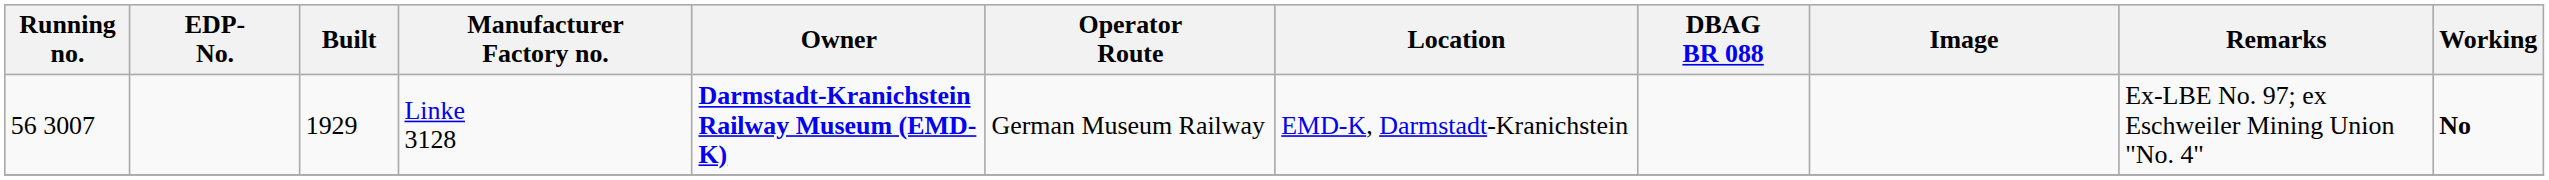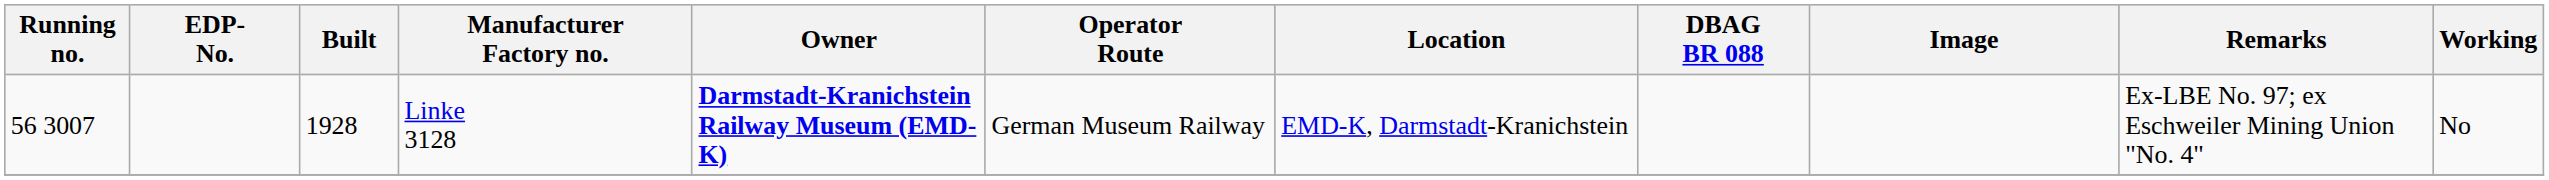(332, 124) 1929 -> (332, 124) 1928
(2455, 124) bold -> (2455, 124) normal
